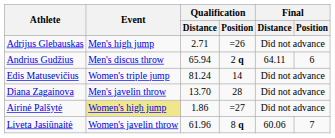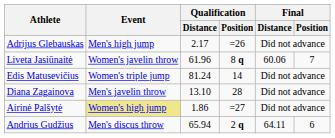(200, 44) 2.71 -> (200, 44) 2.17
rows swapped: (40, 60) <-> (40, 125)
(200, 92) 13.70 -> (200, 92) 13.10
